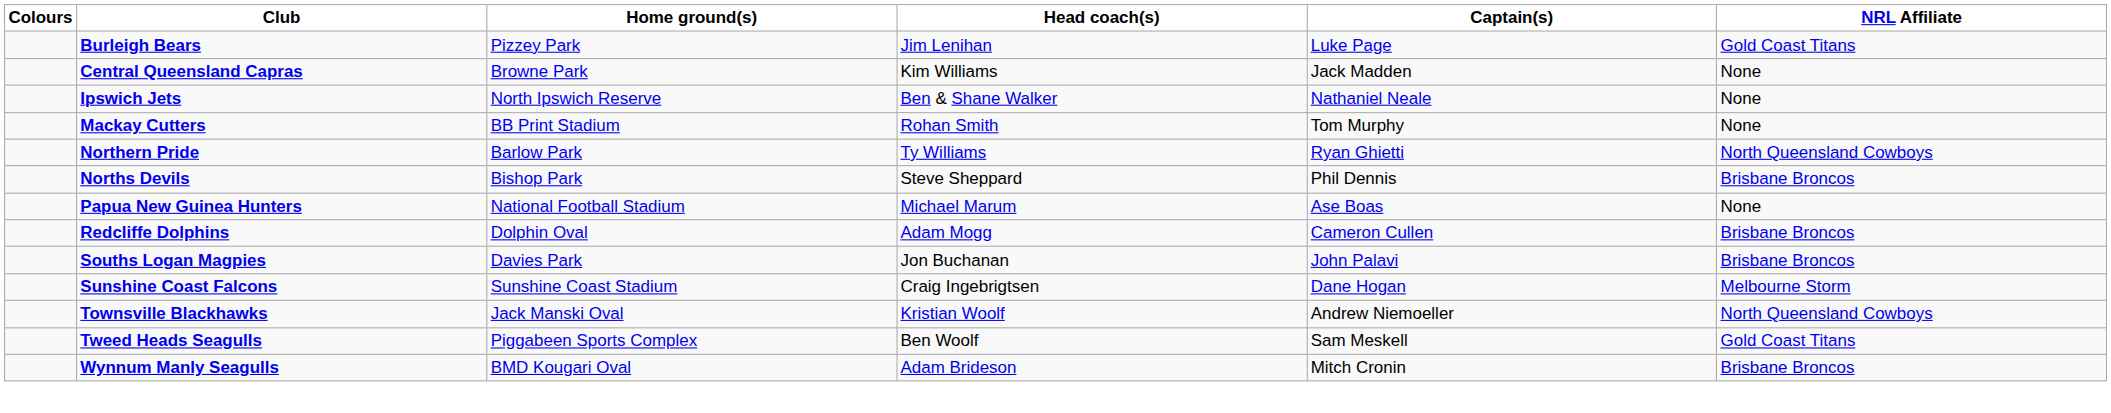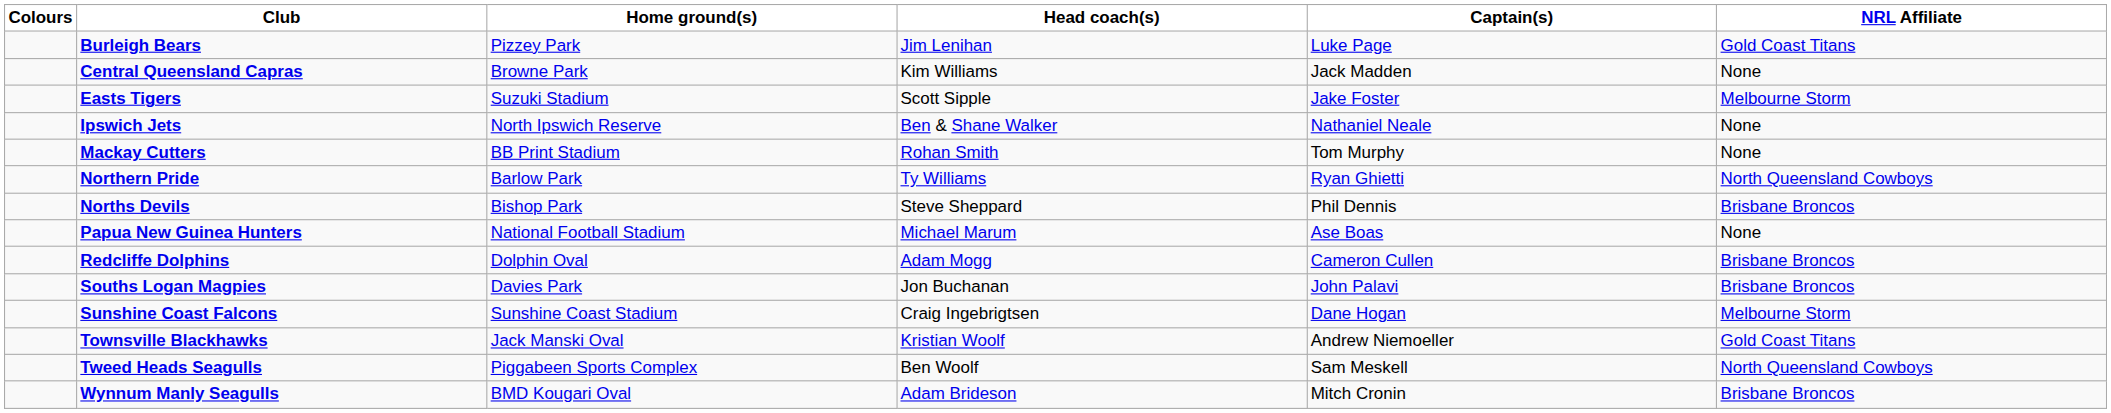+ row: (131, 98)
(1827, 313) North Queensland Cowboys -> (1788, 340) Gold Coast Titans
(1788, 340) Gold Coast Titans -> (1827, 367) North Queensland Cowboys
